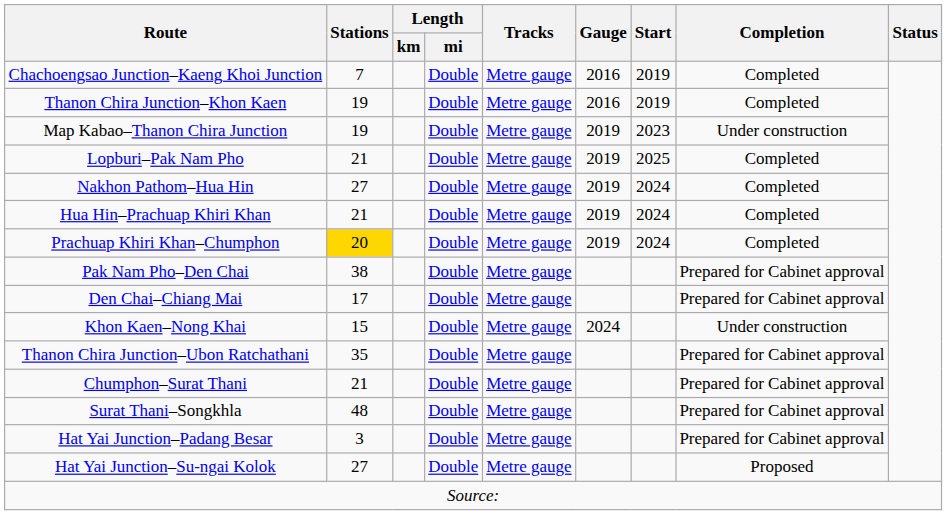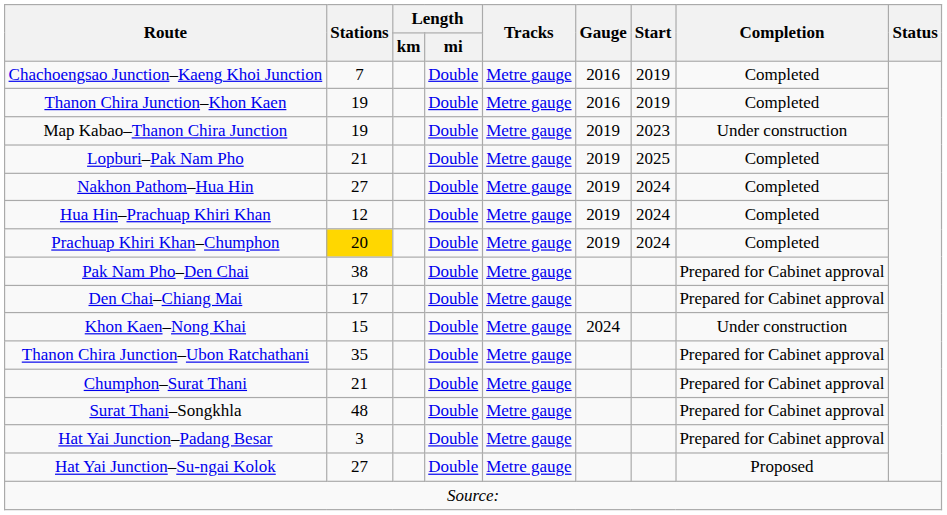(359, 215) 21 -> (359, 215) 12
